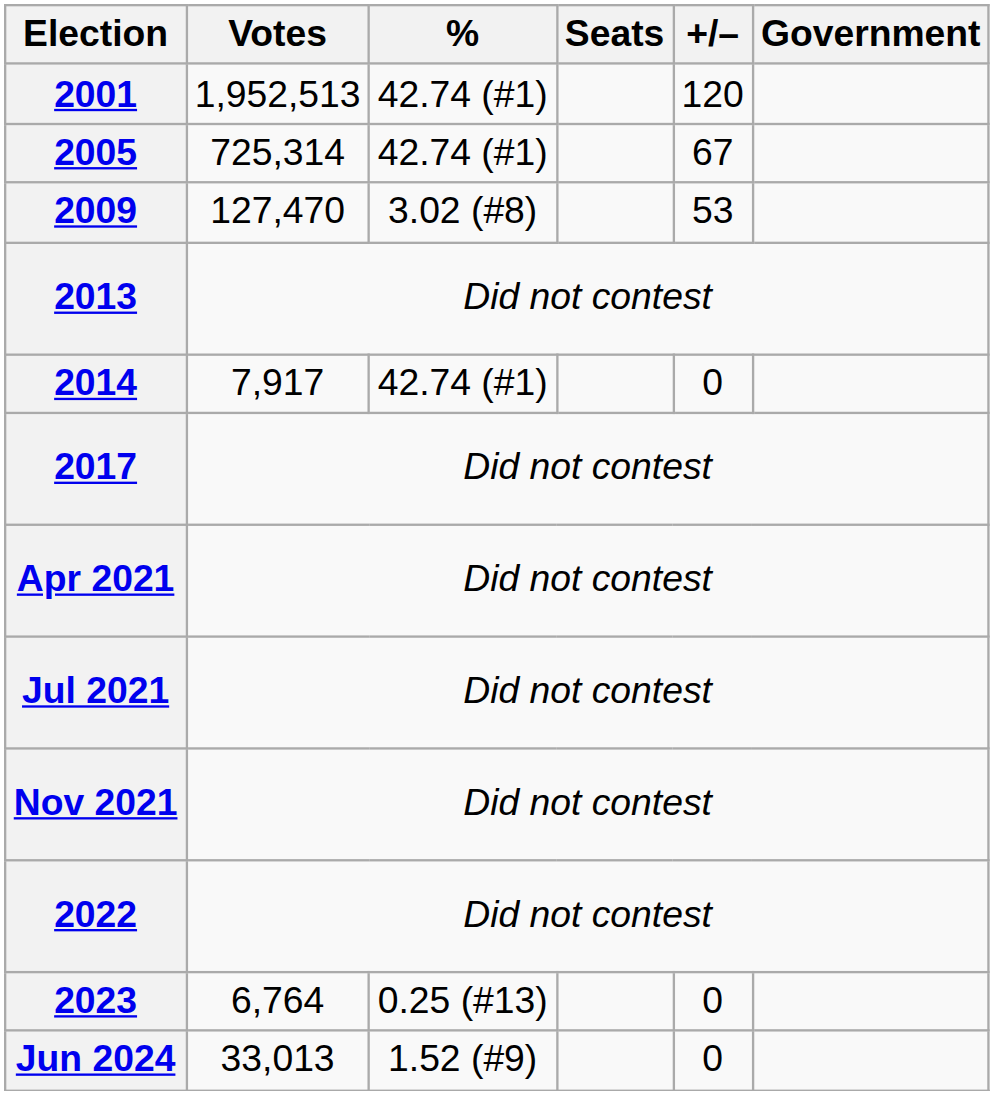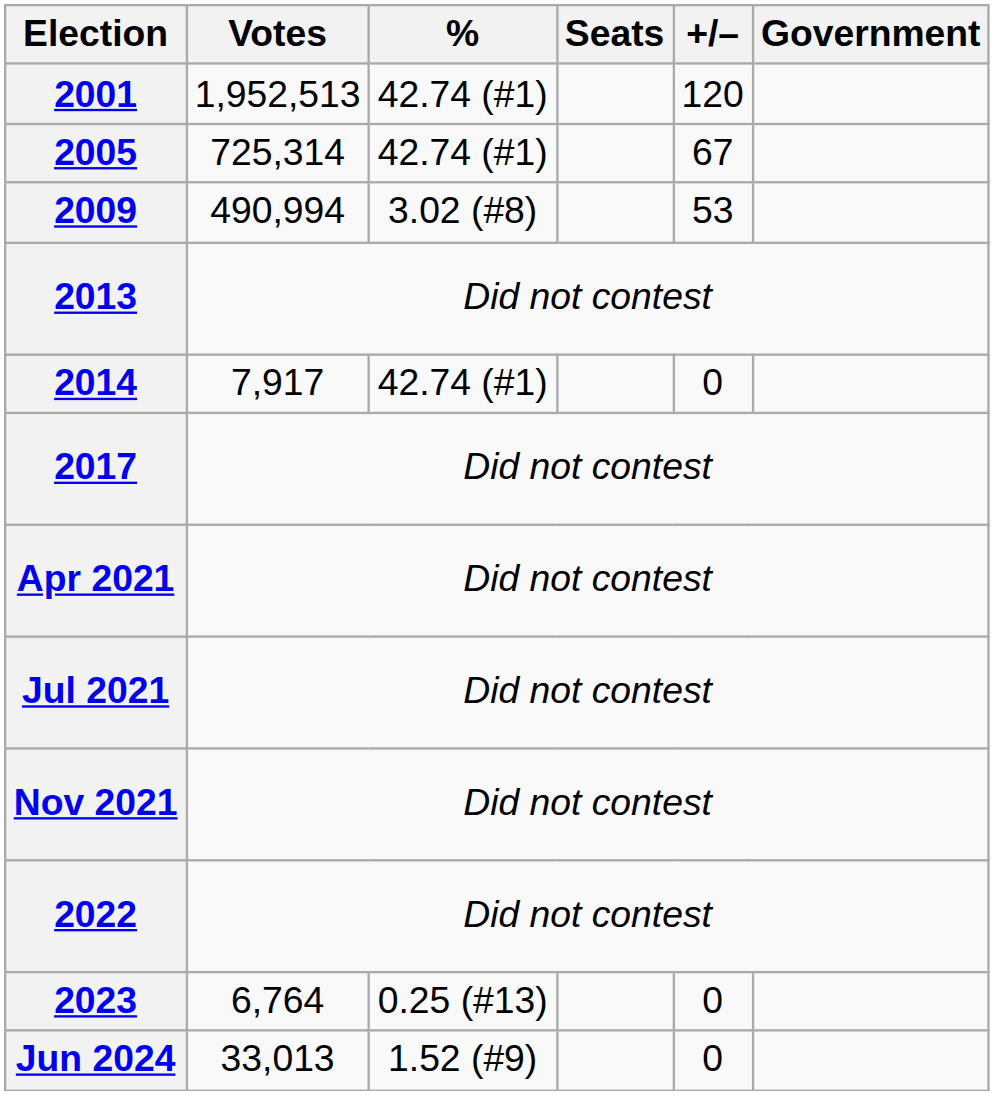(278, 211) 127,470 -> (278, 211) 490,994
